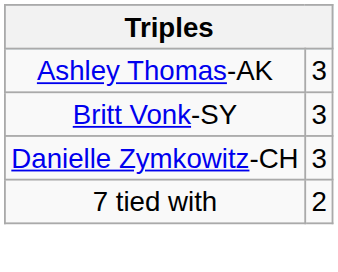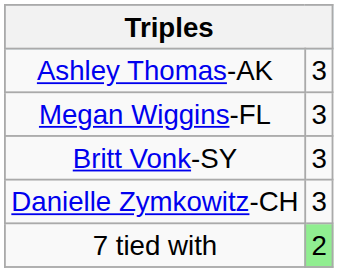+ row: (155, 115)
(319, 202) no background -> (319, 246) lightgreen background
